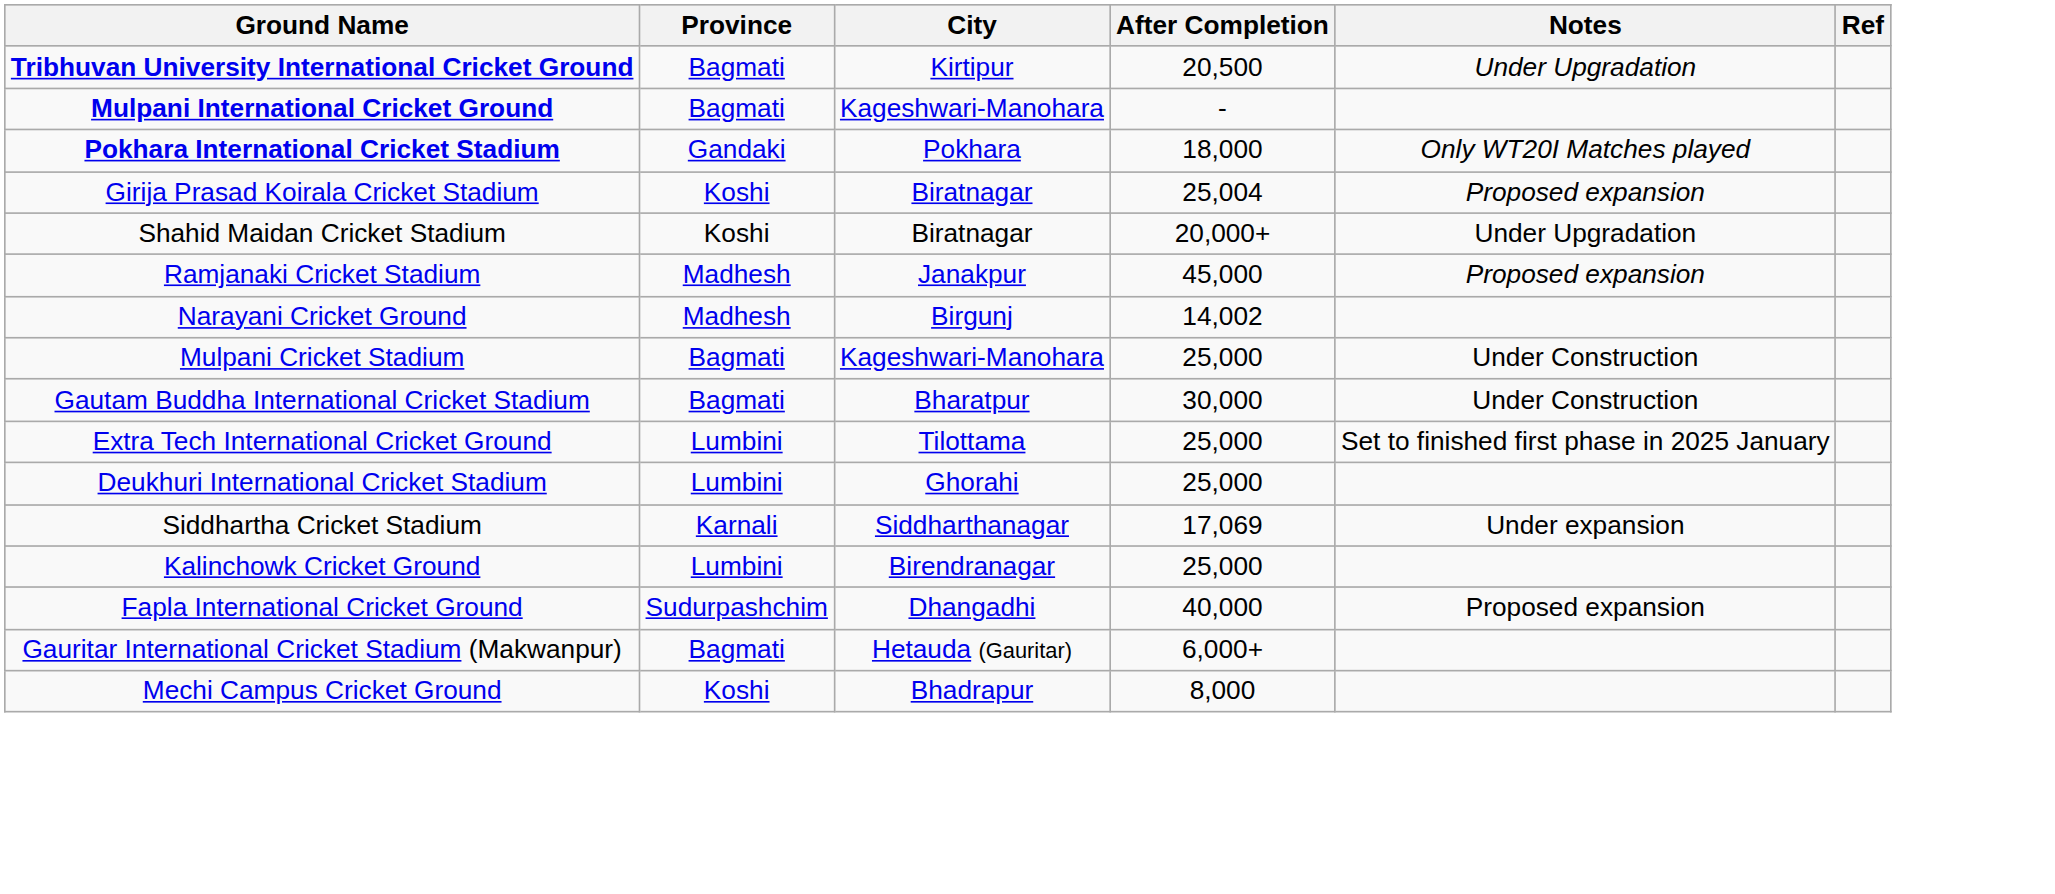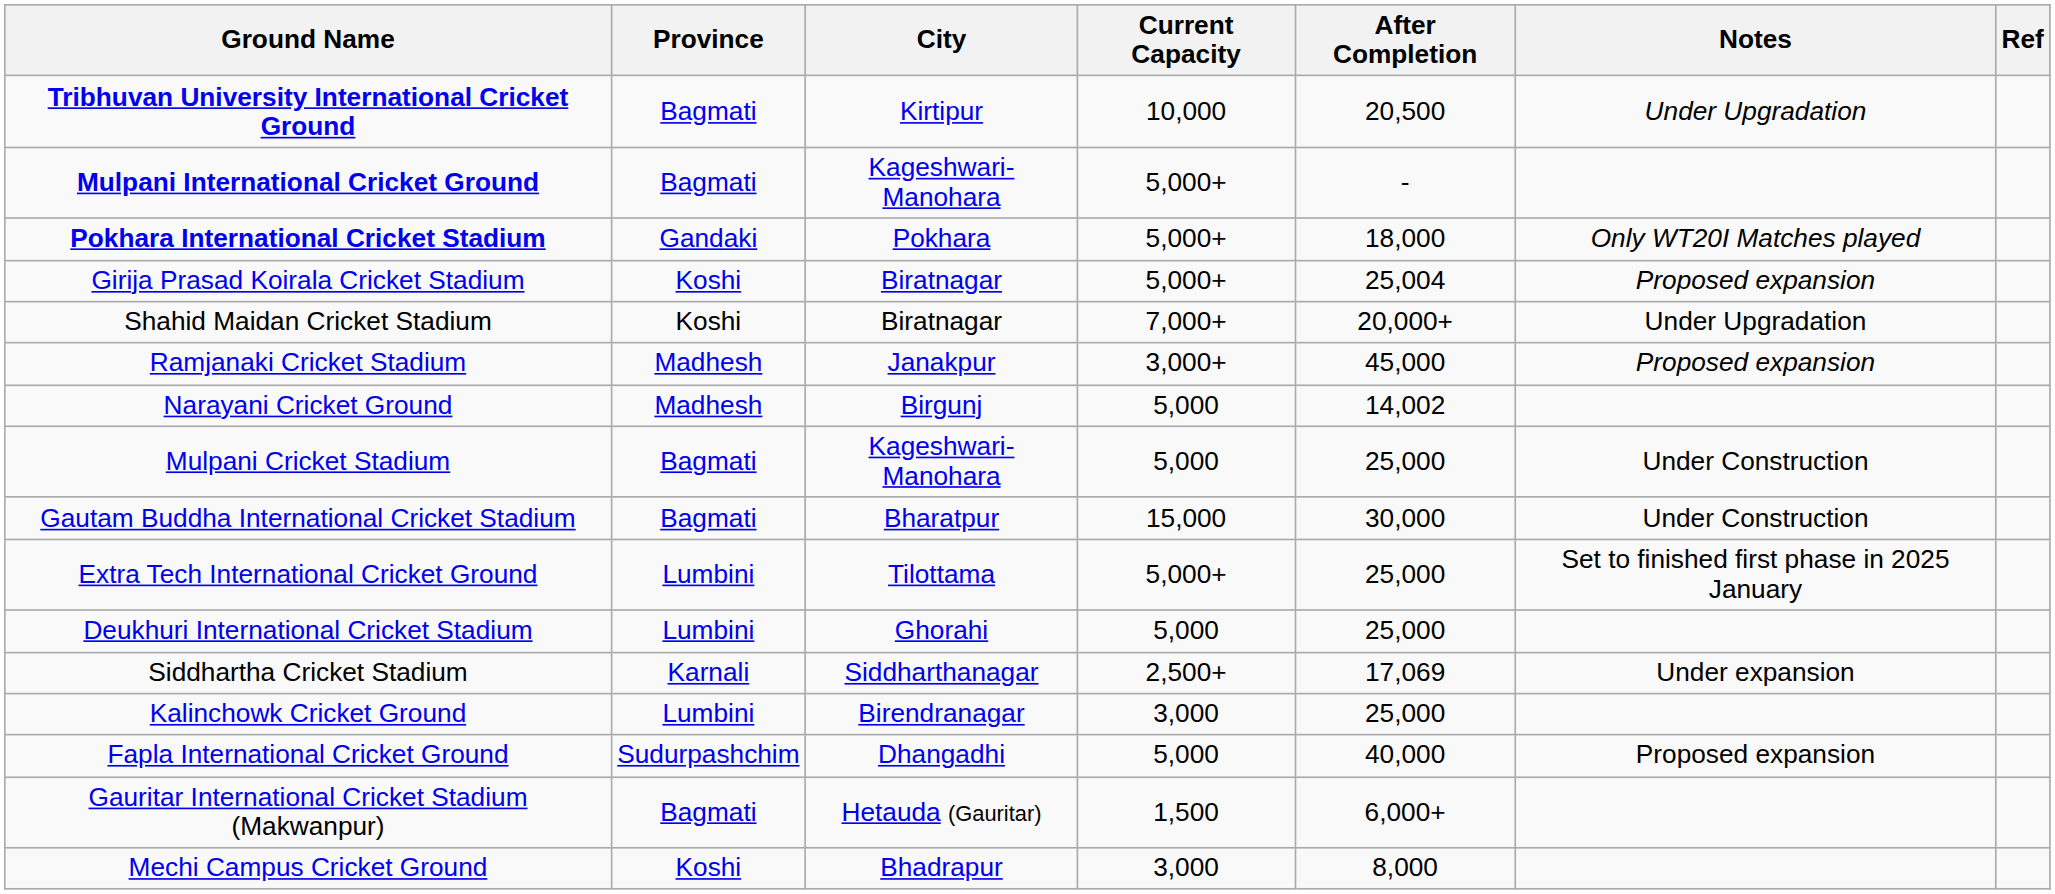+ column: (1186, 40)
